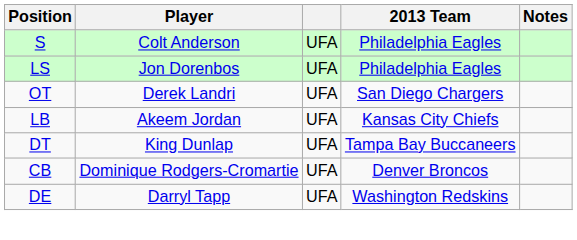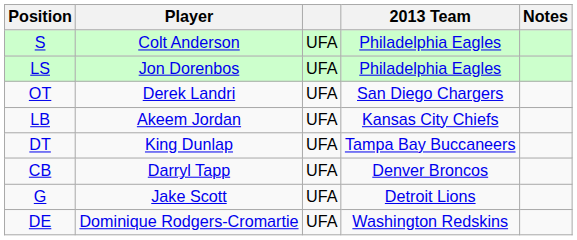(189, 171) Dominique Rodgers-Cromartie -> (189, 171) Darryl Tapp
+ row: (40, 196)
(189, 196) Darryl Tapp -> (189, 222) Dominique Rodgers-Cromartie
